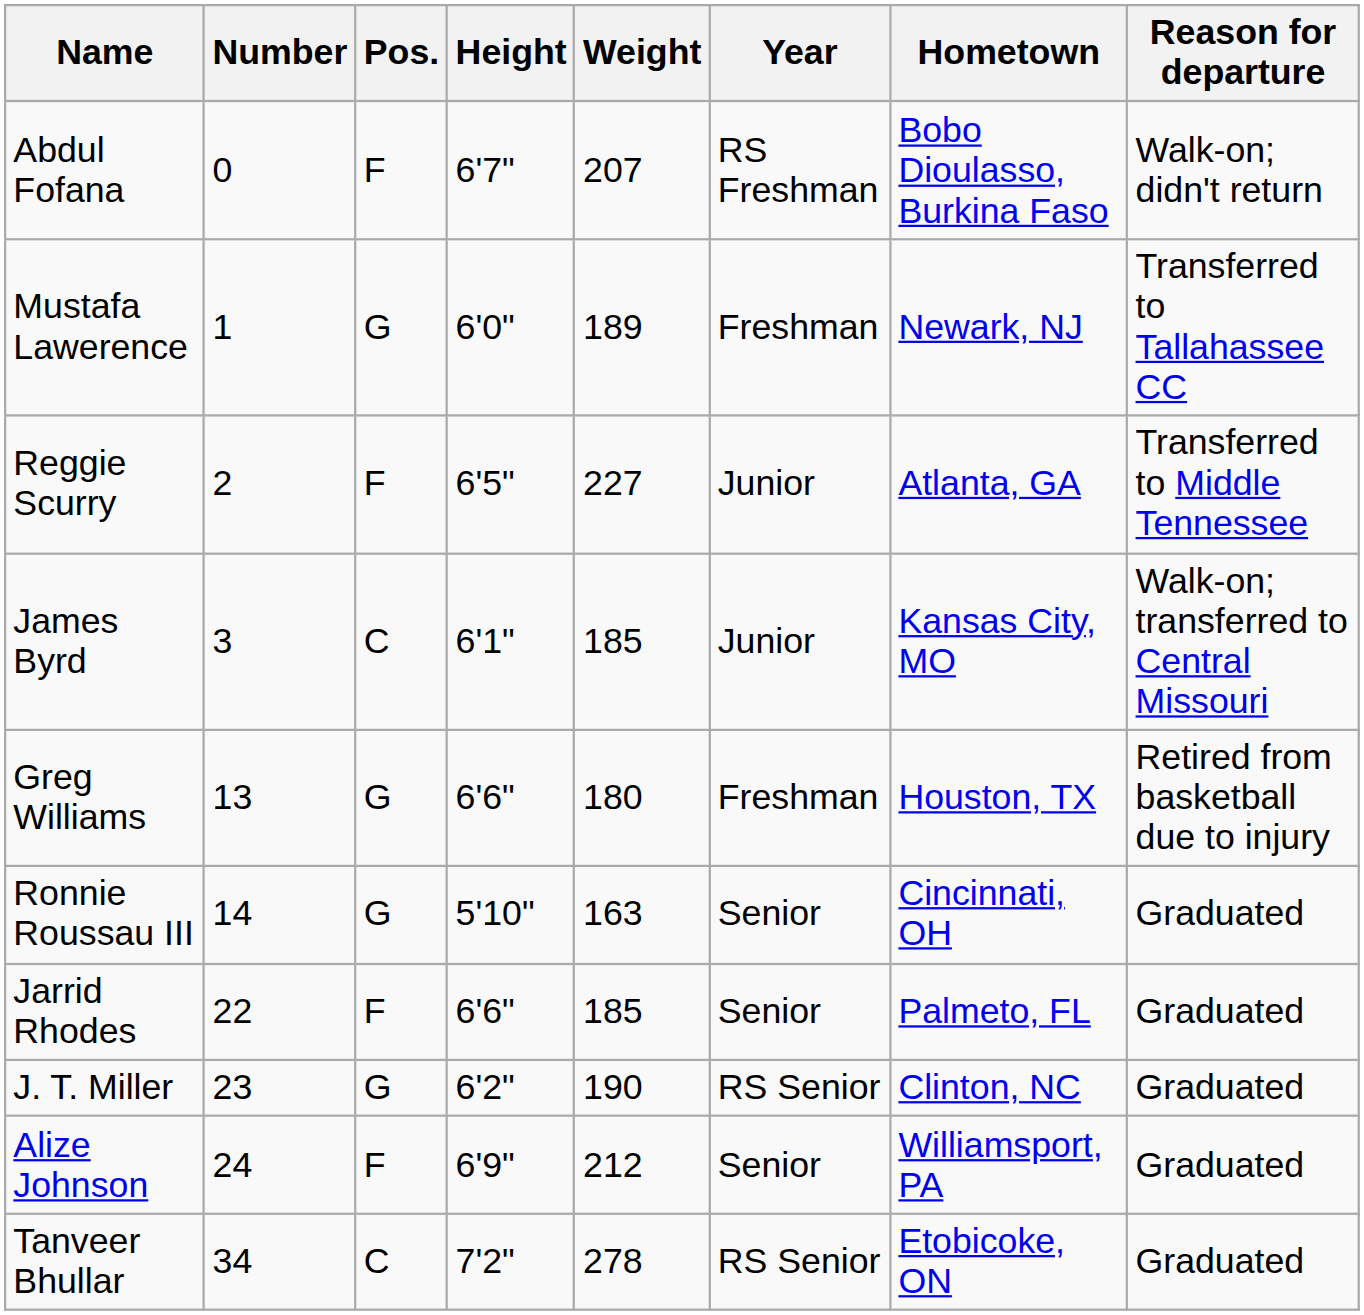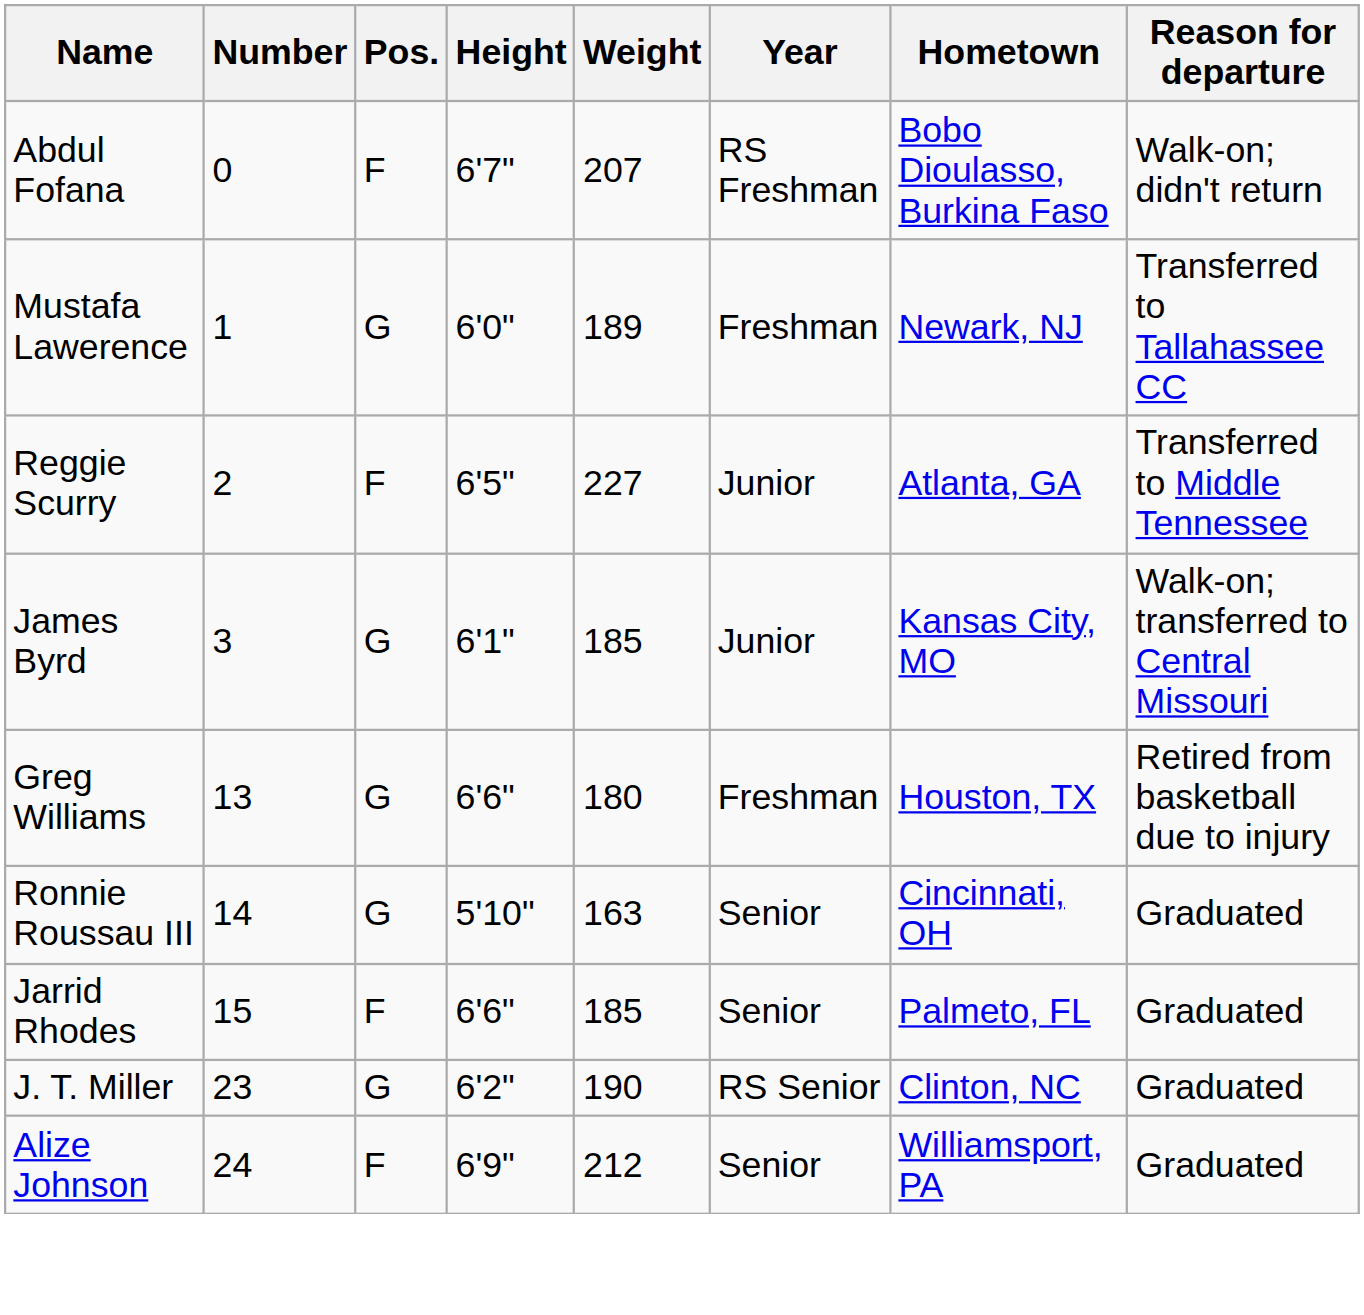(377, 640) C -> (378, 640) G
(232, 1010) 22 -> (232, 1010) 15
- row: (77, 1260)
